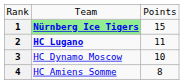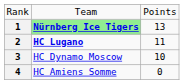(160, 27) 15 -> (160, 27) 13
(160, 72) 8 -> (160, 72) 0
